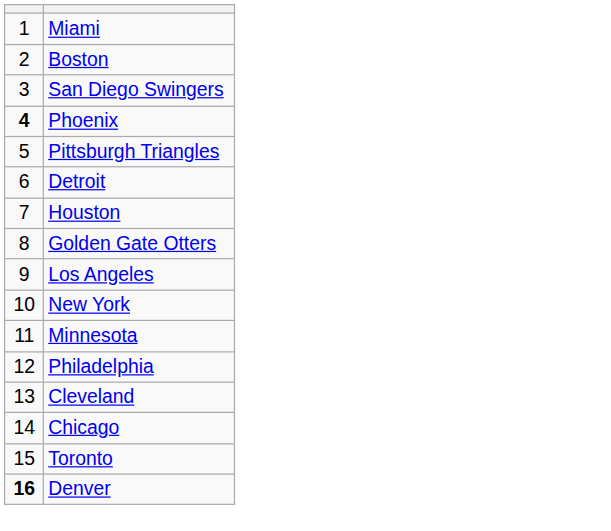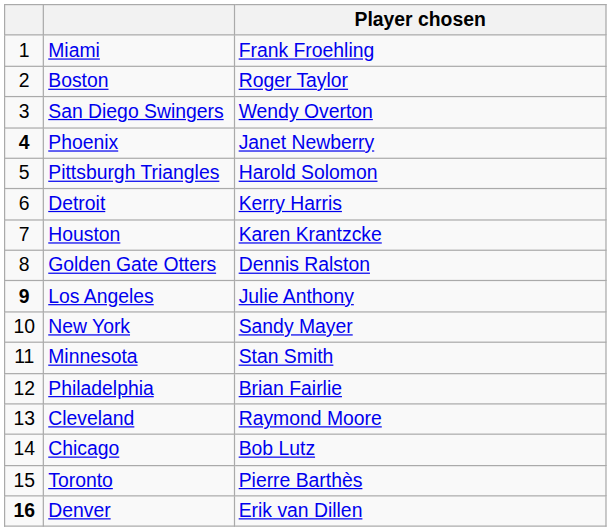+ column: (420, 19)
(24, 274) normal -> (24, 296) bold
